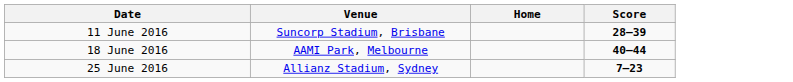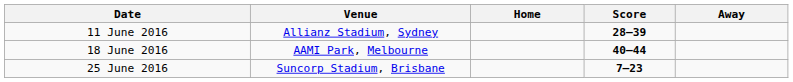+ column: (731, 14)
(361, 32) Suncorp Stadium, Brisbane -> (361, 32) Allianz Stadium, Sydney
(361, 68) Allianz Stadium, Sydney -> (361, 68) Suncorp Stadium, Brisbane
